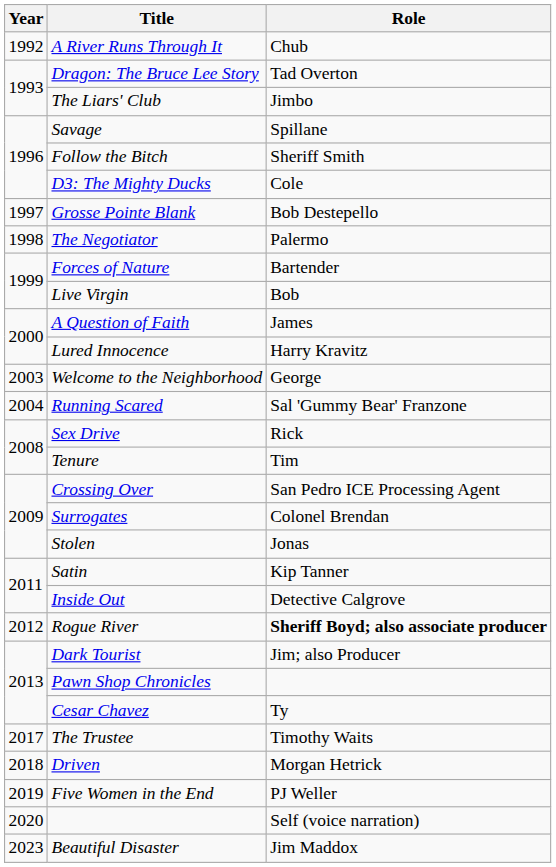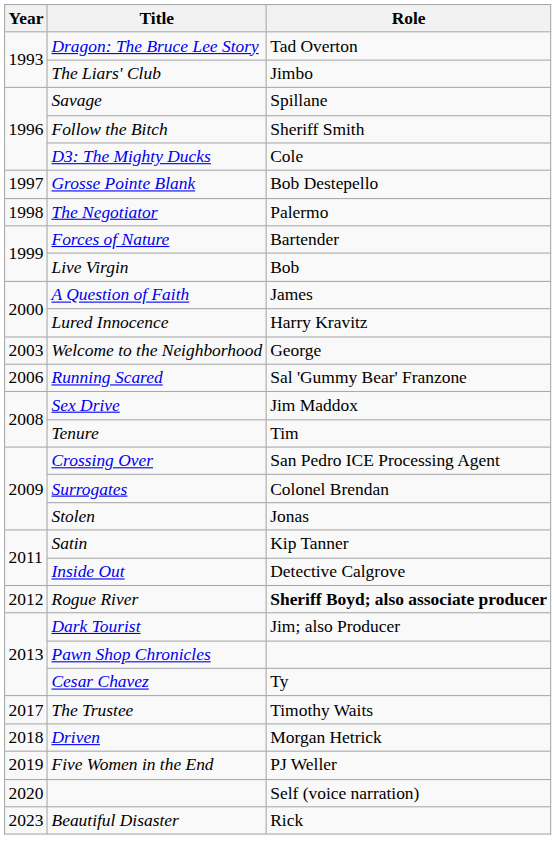- row: (137, 45)
(26, 405) 2004 -> (26, 377) 2006
(287, 433) Rick -> (314, 405) Jim Maddox
(314, 848) Jim Maddox -> (287, 820) Rick
